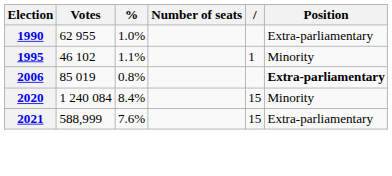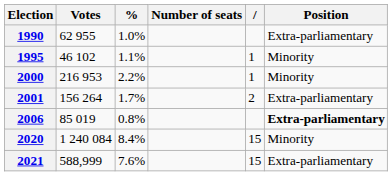+ row: (30, 77)
+ row: (30, 98)
